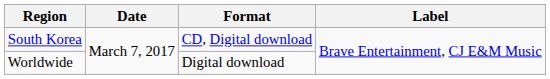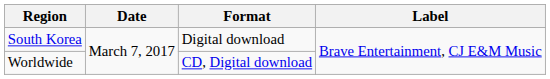(247, 39) CD, Digital download -> (233, 39) Digital download
(233, 62) Digital download -> (247, 62) CD, Digital download
